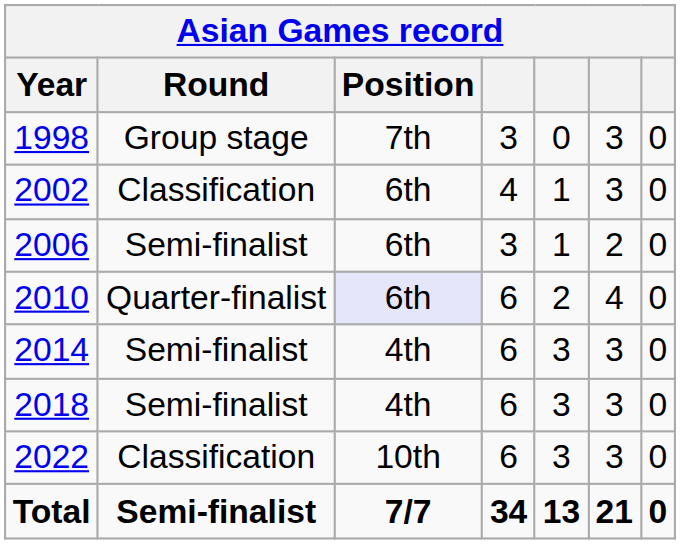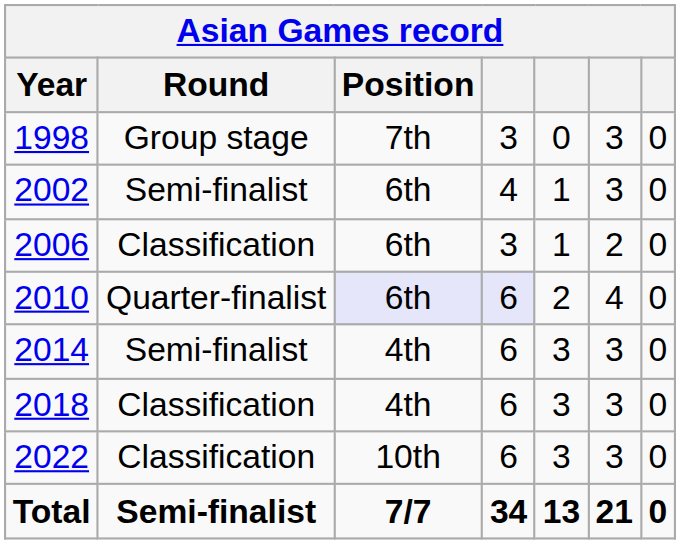(216, 191) Classification -> (216, 191) Semi-finalist
(216, 244) Semi-finalist -> (216, 244) Classification
(509, 297) no background -> (509, 297) lavender background
(216, 404) Semi-finalist -> (216, 404) Classification
